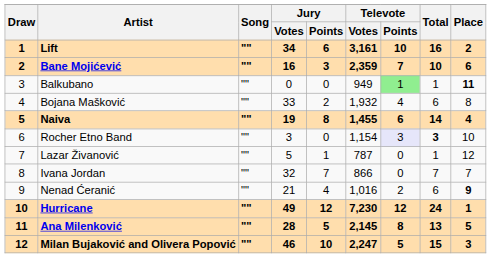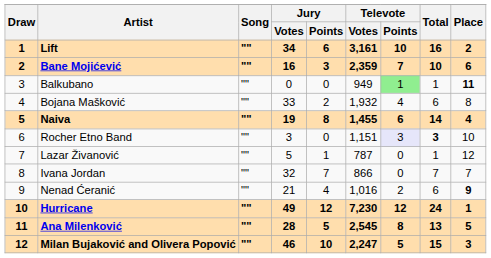(363, 137) 1,154 -> (363, 137) 1,151
(363, 226) 2,145 -> (363, 226) 2,545
